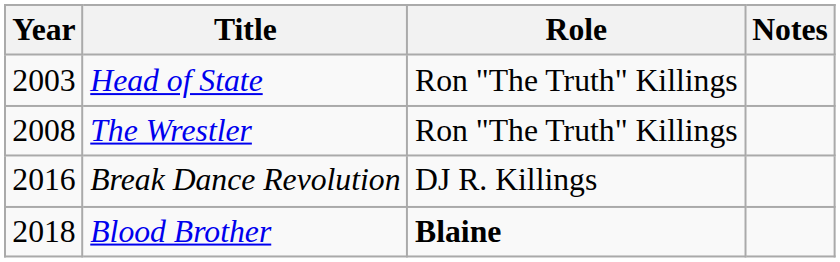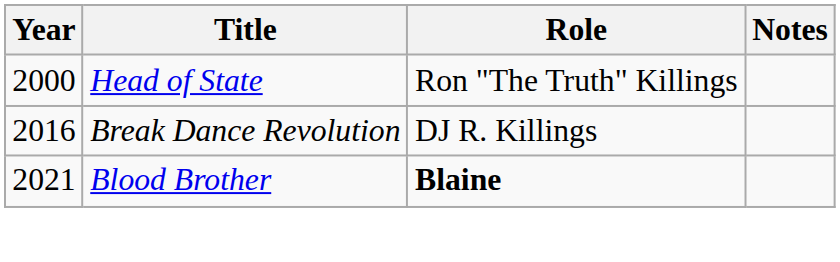(44, 79) 2003 -> (44, 79) 2000
- row: (171, 130)
(44, 230) 2018 -> (44, 180) 2021
